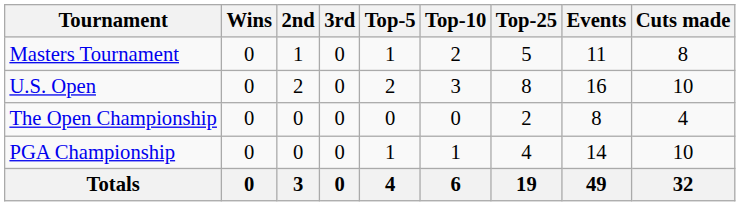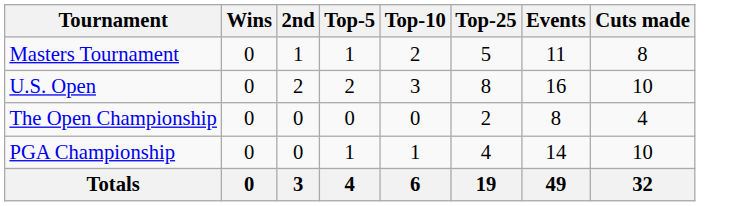- column: (340, 20)
